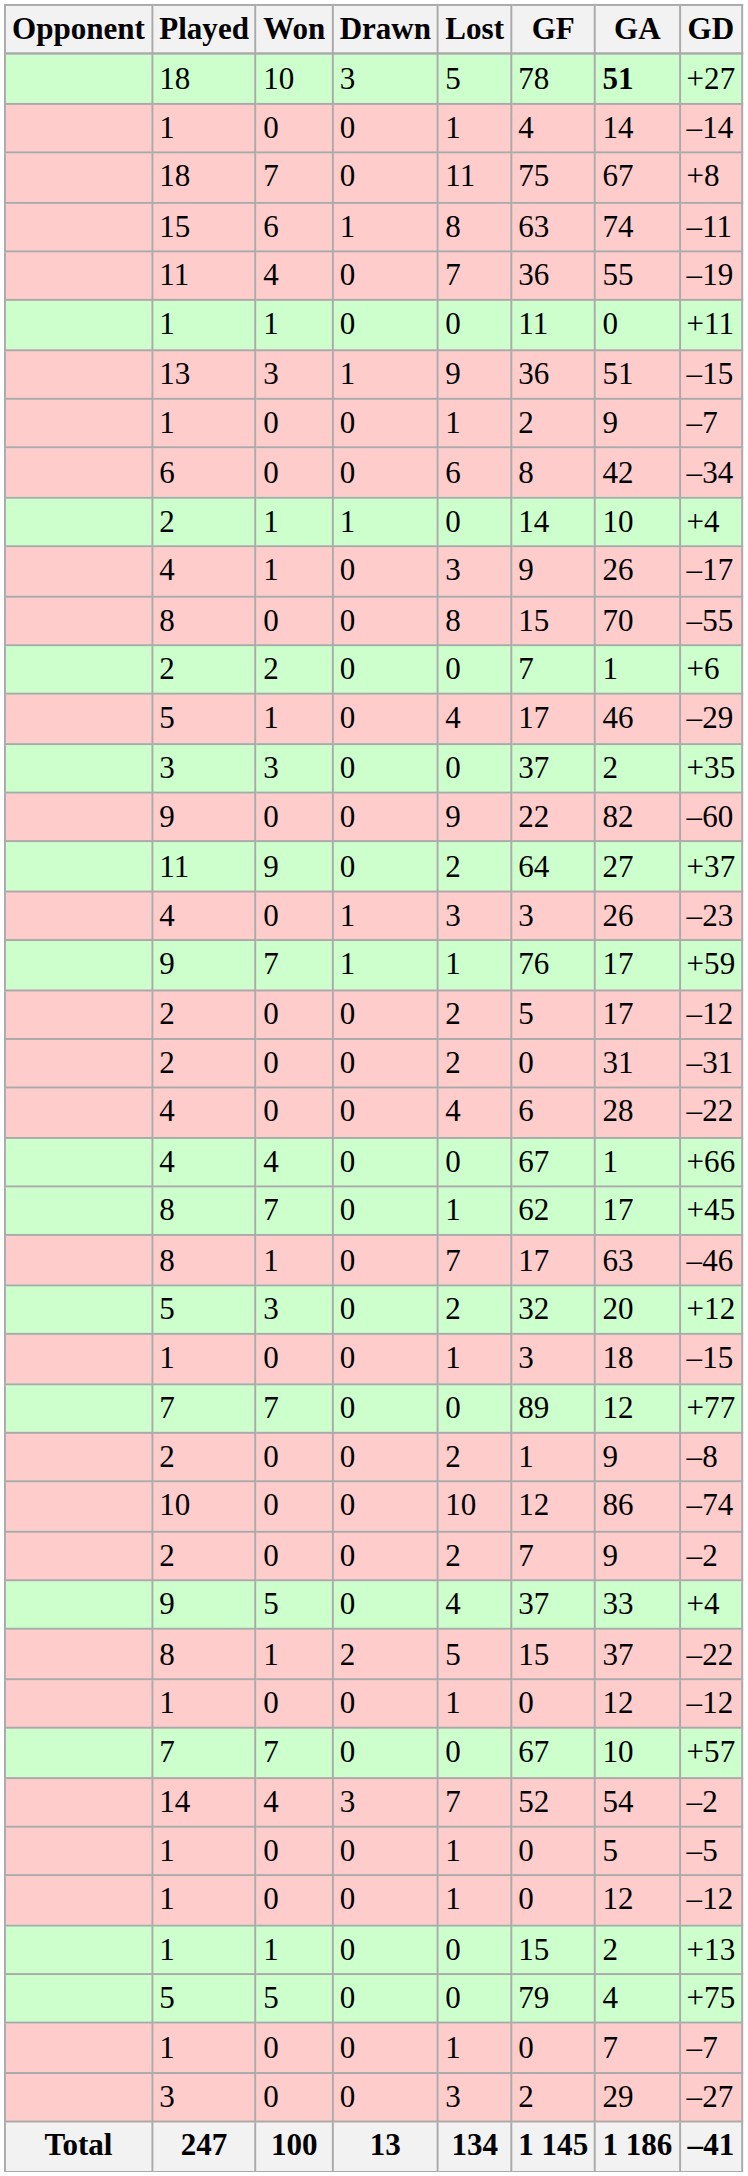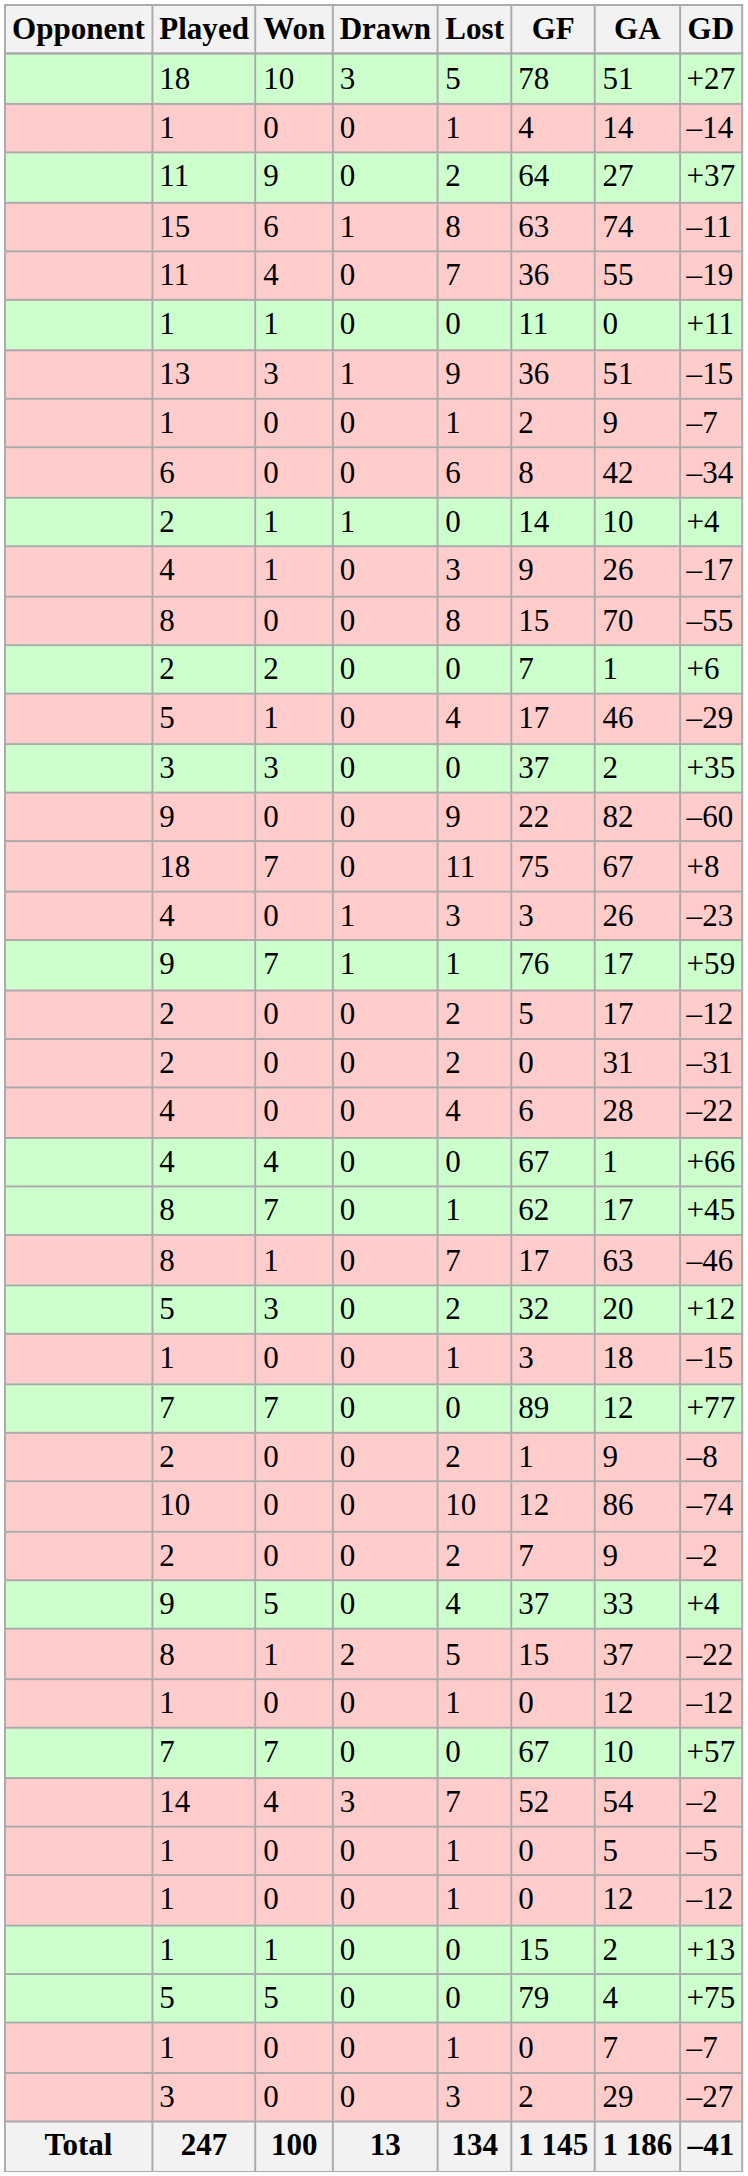(618, 78) bold -> (618, 78) normal
rows swapped: (175, 176) <-> (174, 865)
